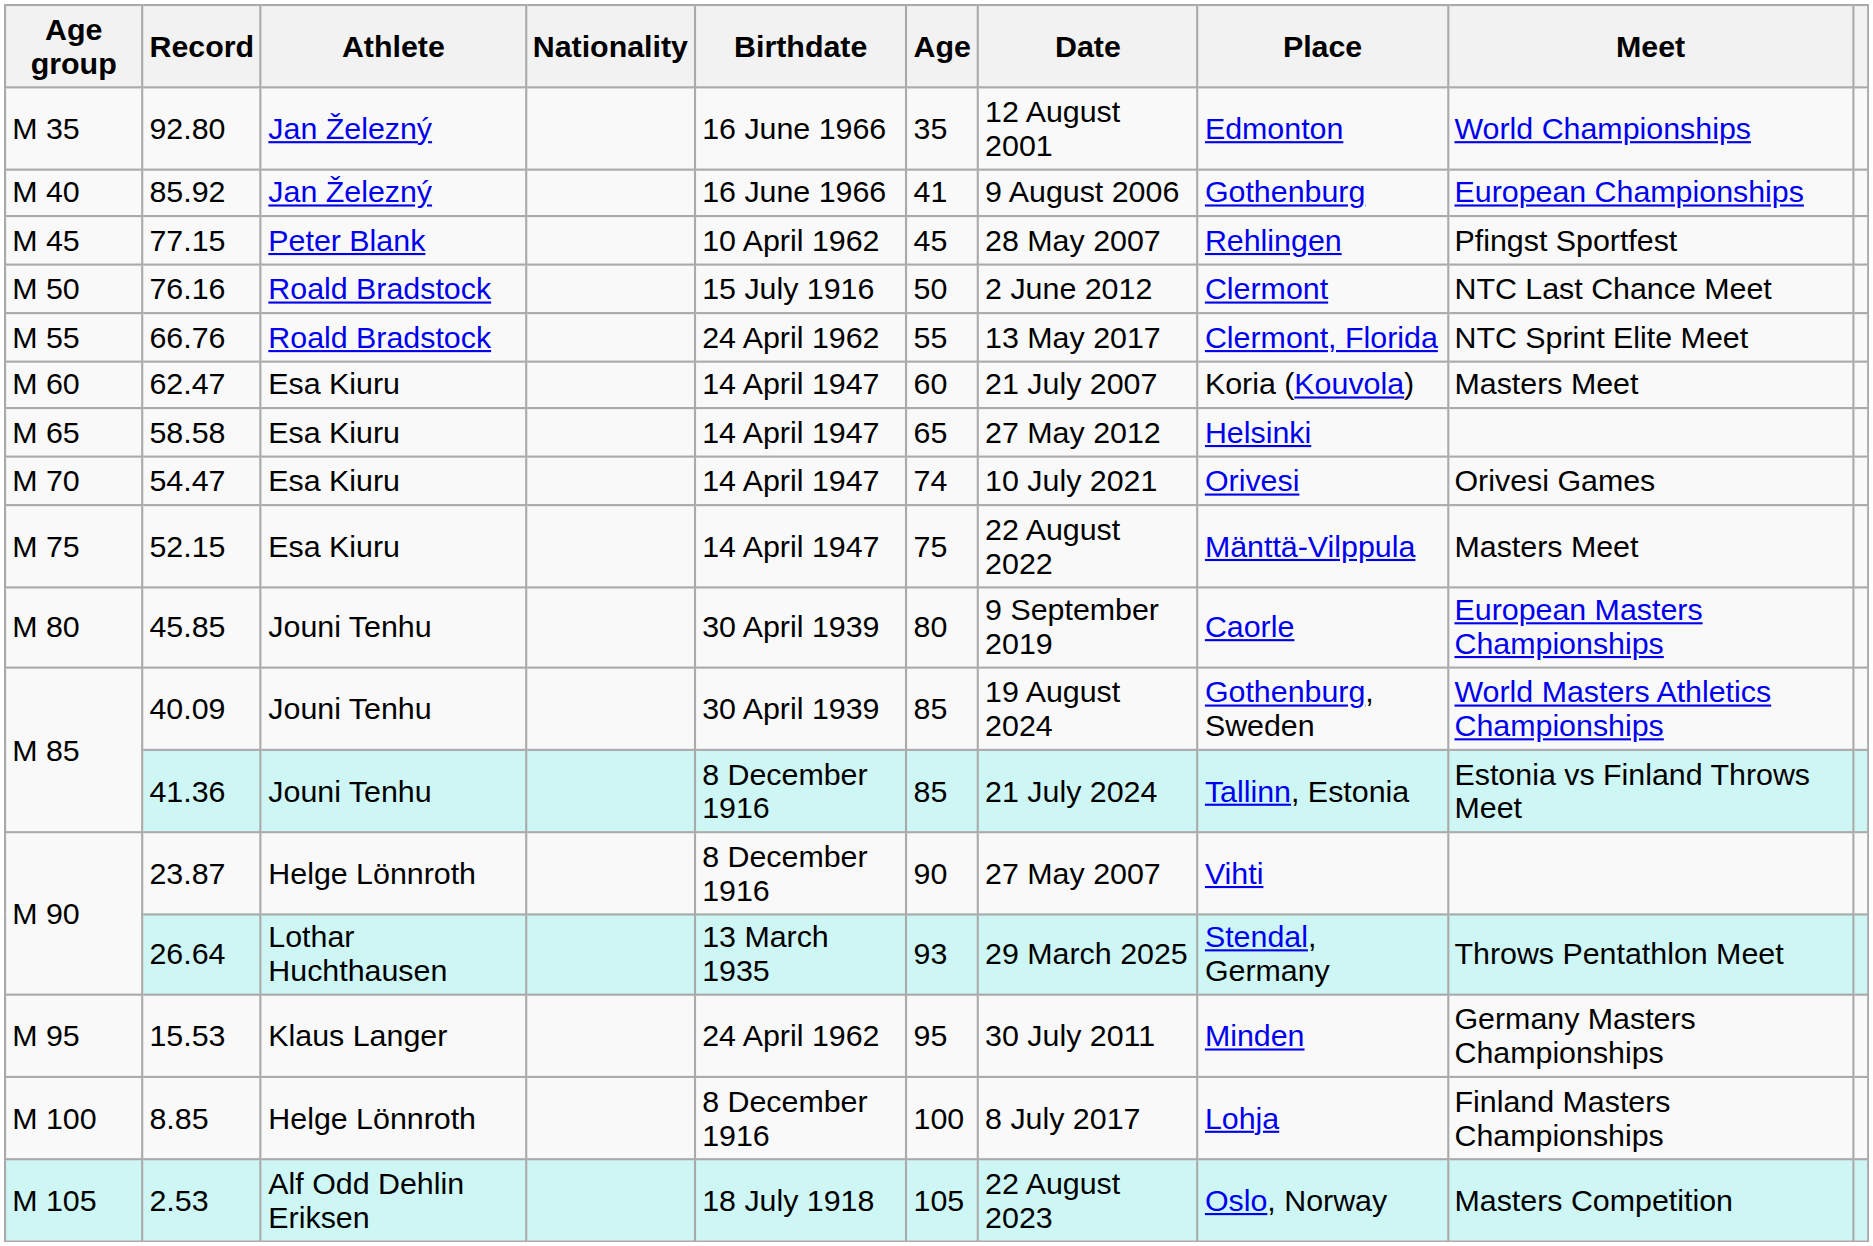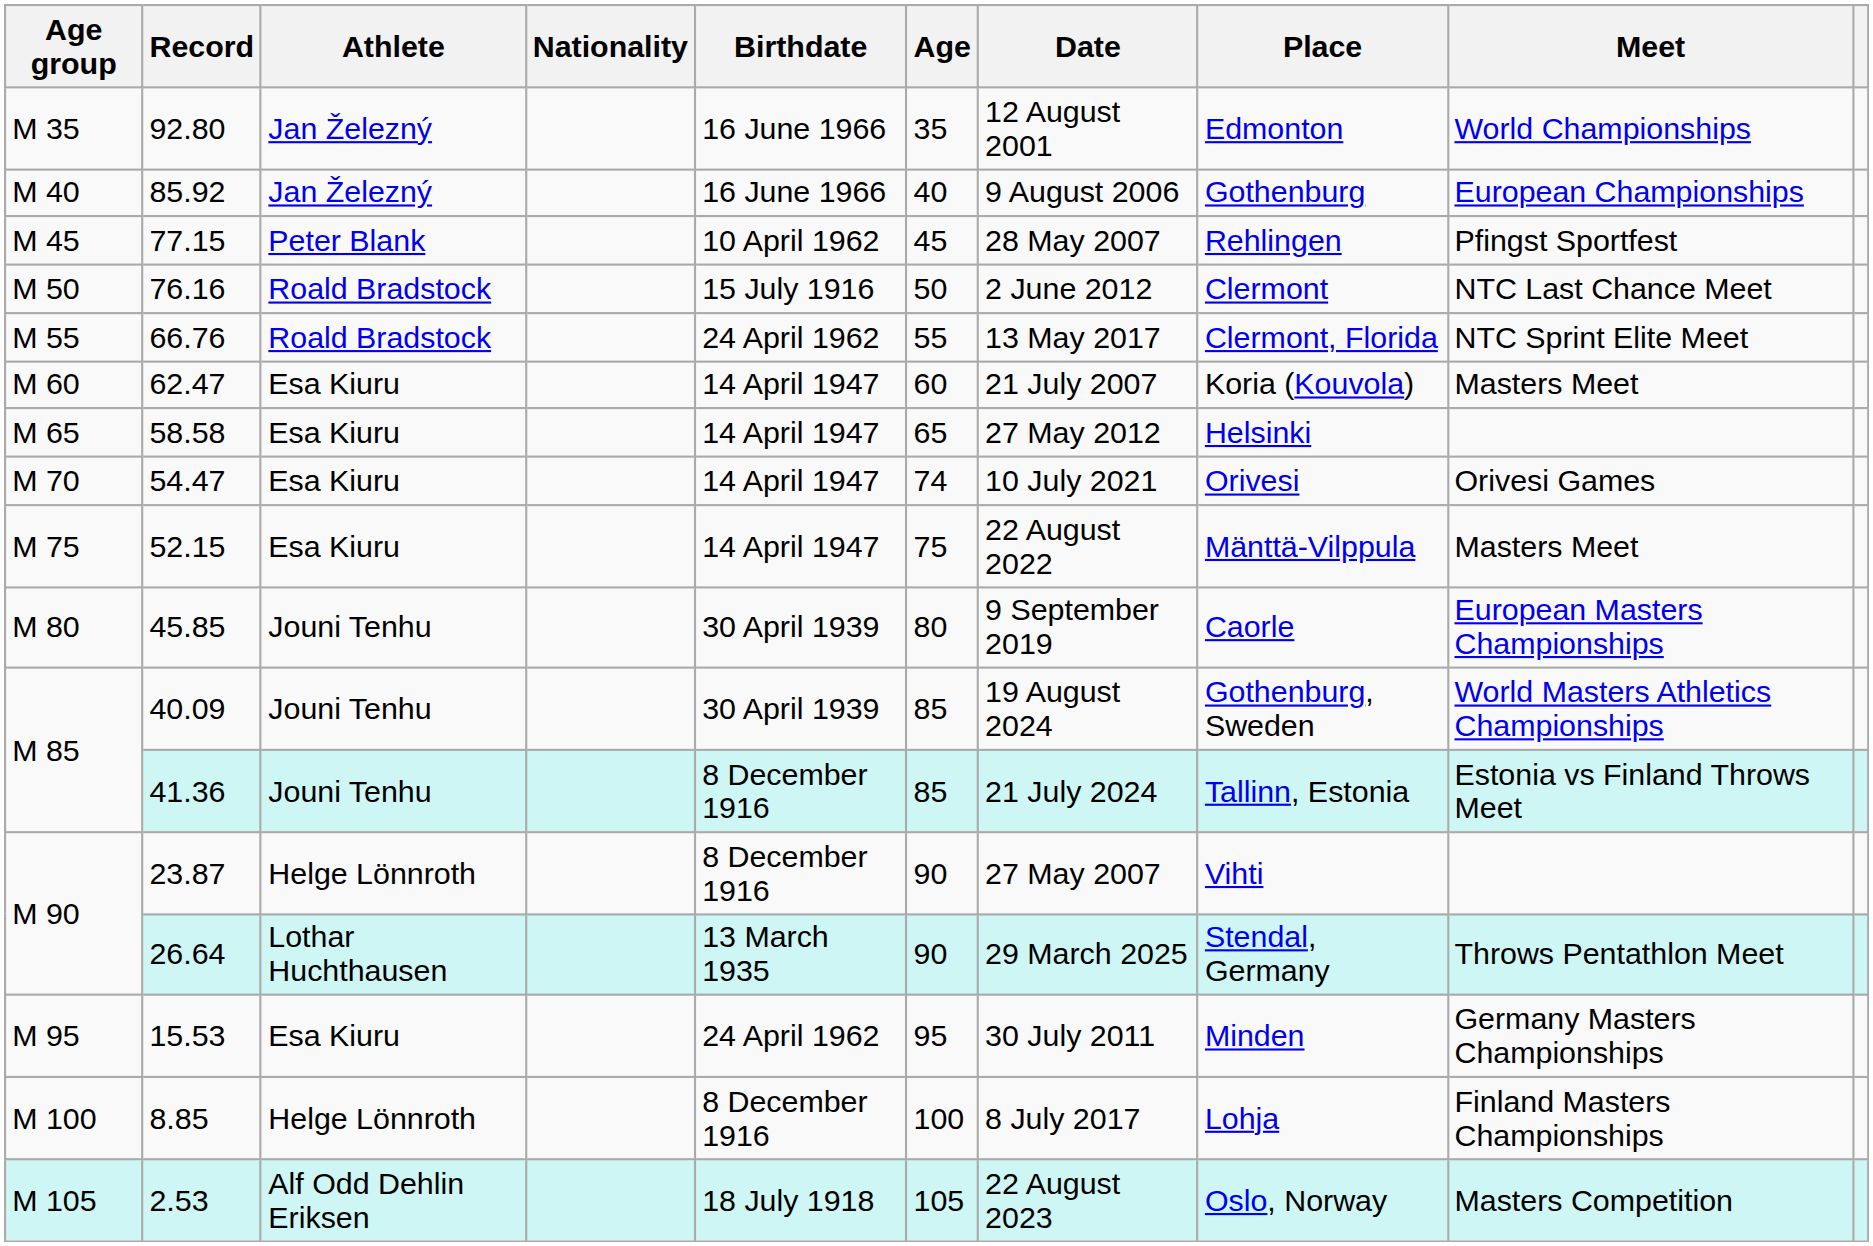(930, 193) 41 -> (930, 193) 40
(930, 955) 93 -> (930, 955) 90
(358, 1036) Klaus Langer -> (334, 1036) Esa Kiuru
